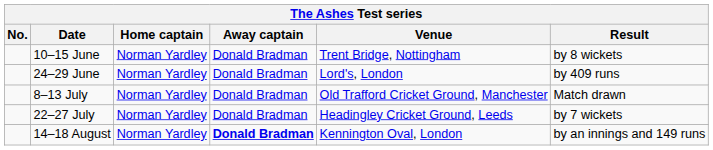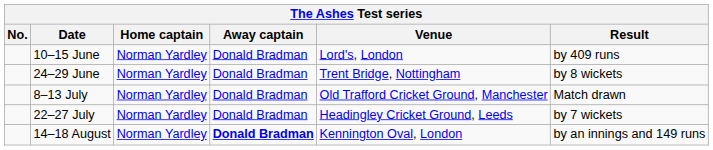(390, 54) Trent Bridge, Nottingham -> (361, 54) Lord's, London
(588, 54) by 8 wickets -> (587, 54) by 409 runs
(361, 74) Lord's, London -> (390, 74) Trent Bridge, Nottingham
(587, 74) by 409 runs -> (588, 74) by 8 wickets
